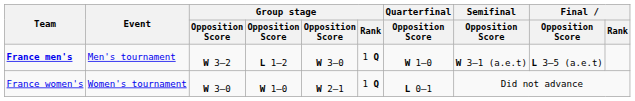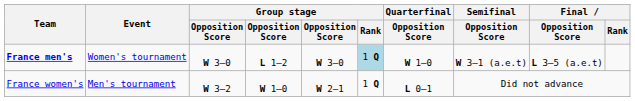(132, 57) Men's tournament -> (137, 57) Women's tournament
(217, 63) W 3–2 -> (217, 63) W 3–0
(371, 57) no background -> (371, 57) lightblue background
(137, 83) Women's tournament -> (132, 83) Men's tournament
(217, 89) W 3–0 -> (217, 89) W 3–2
